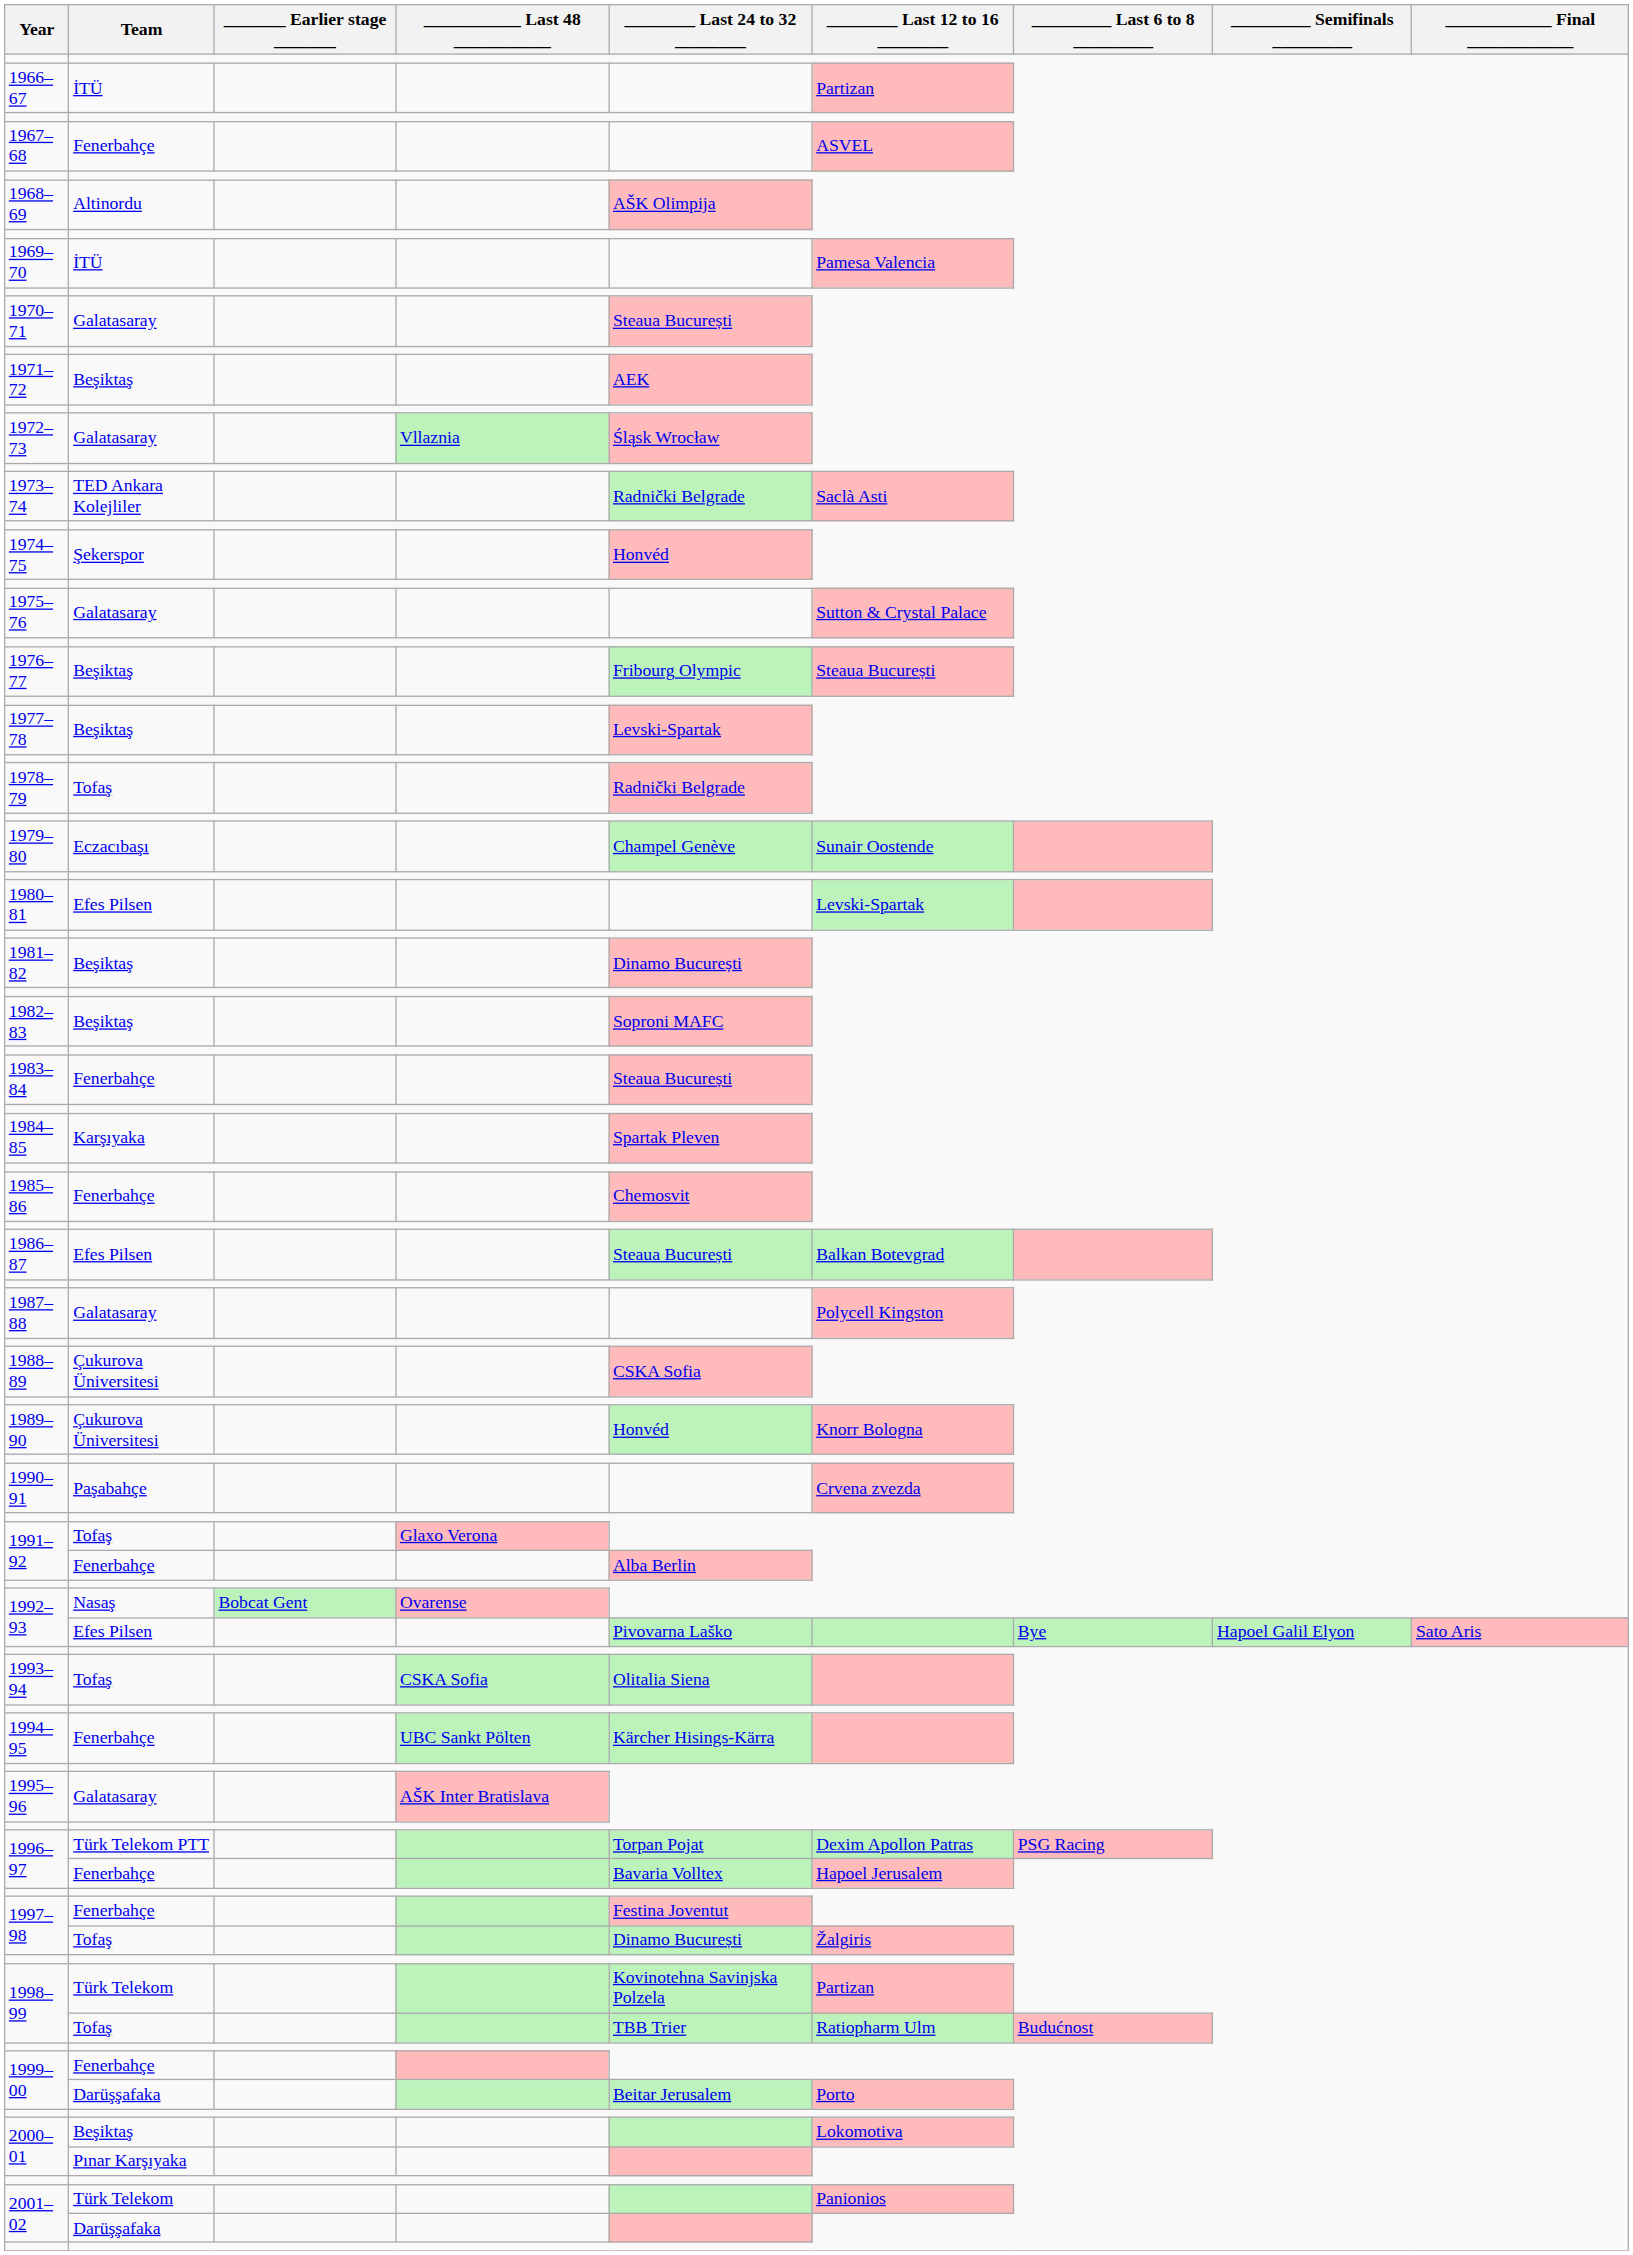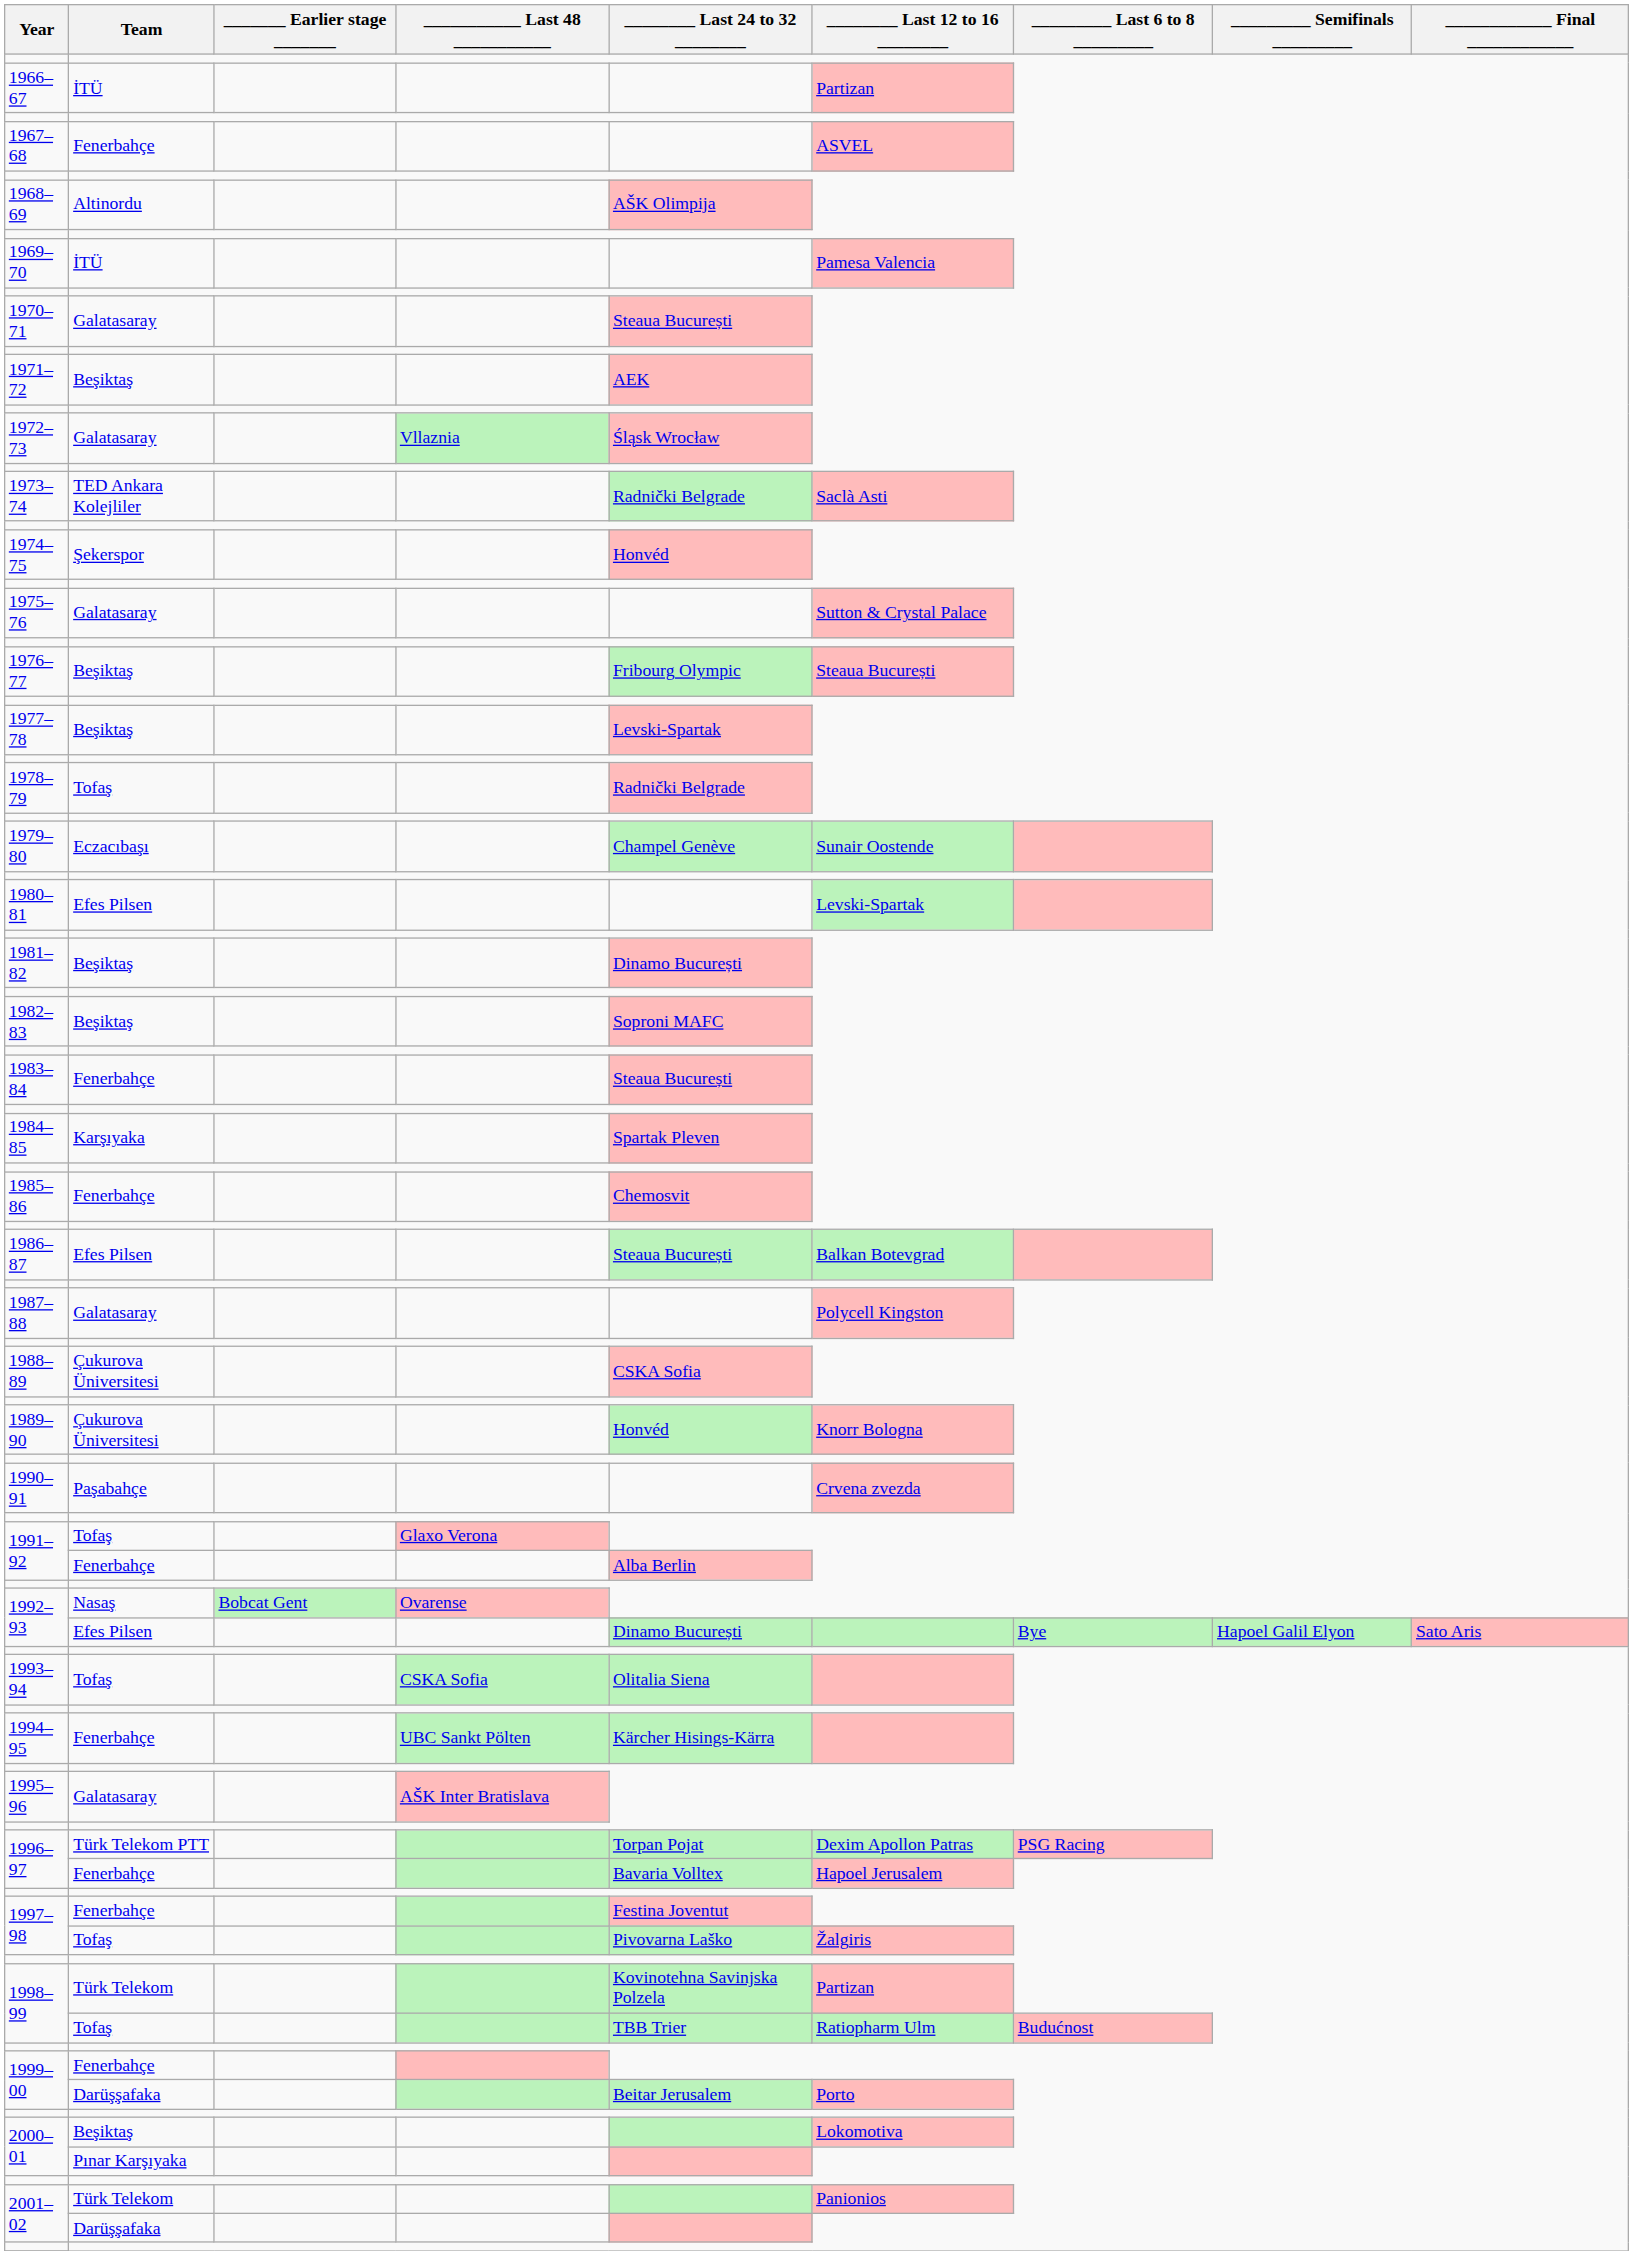(673, 1631) Pivovarna Laško -> (677, 1631) Dinamo București
(677, 1939) Dinamo București -> (673, 1939) Pivovarna Laško
